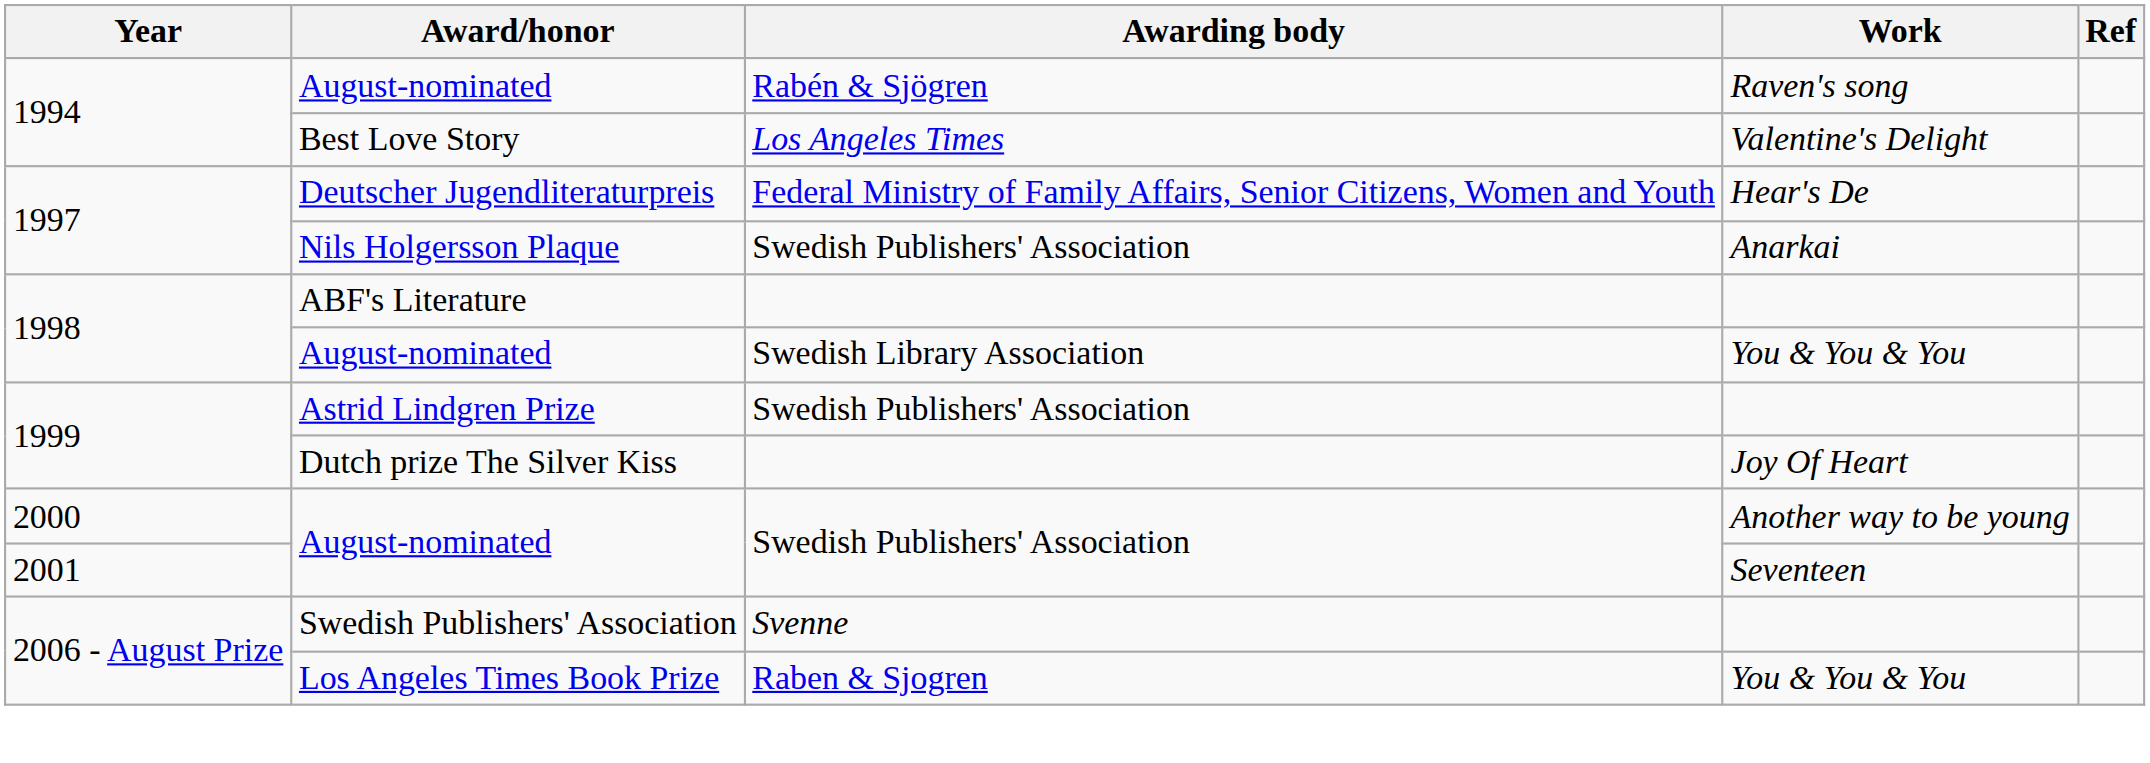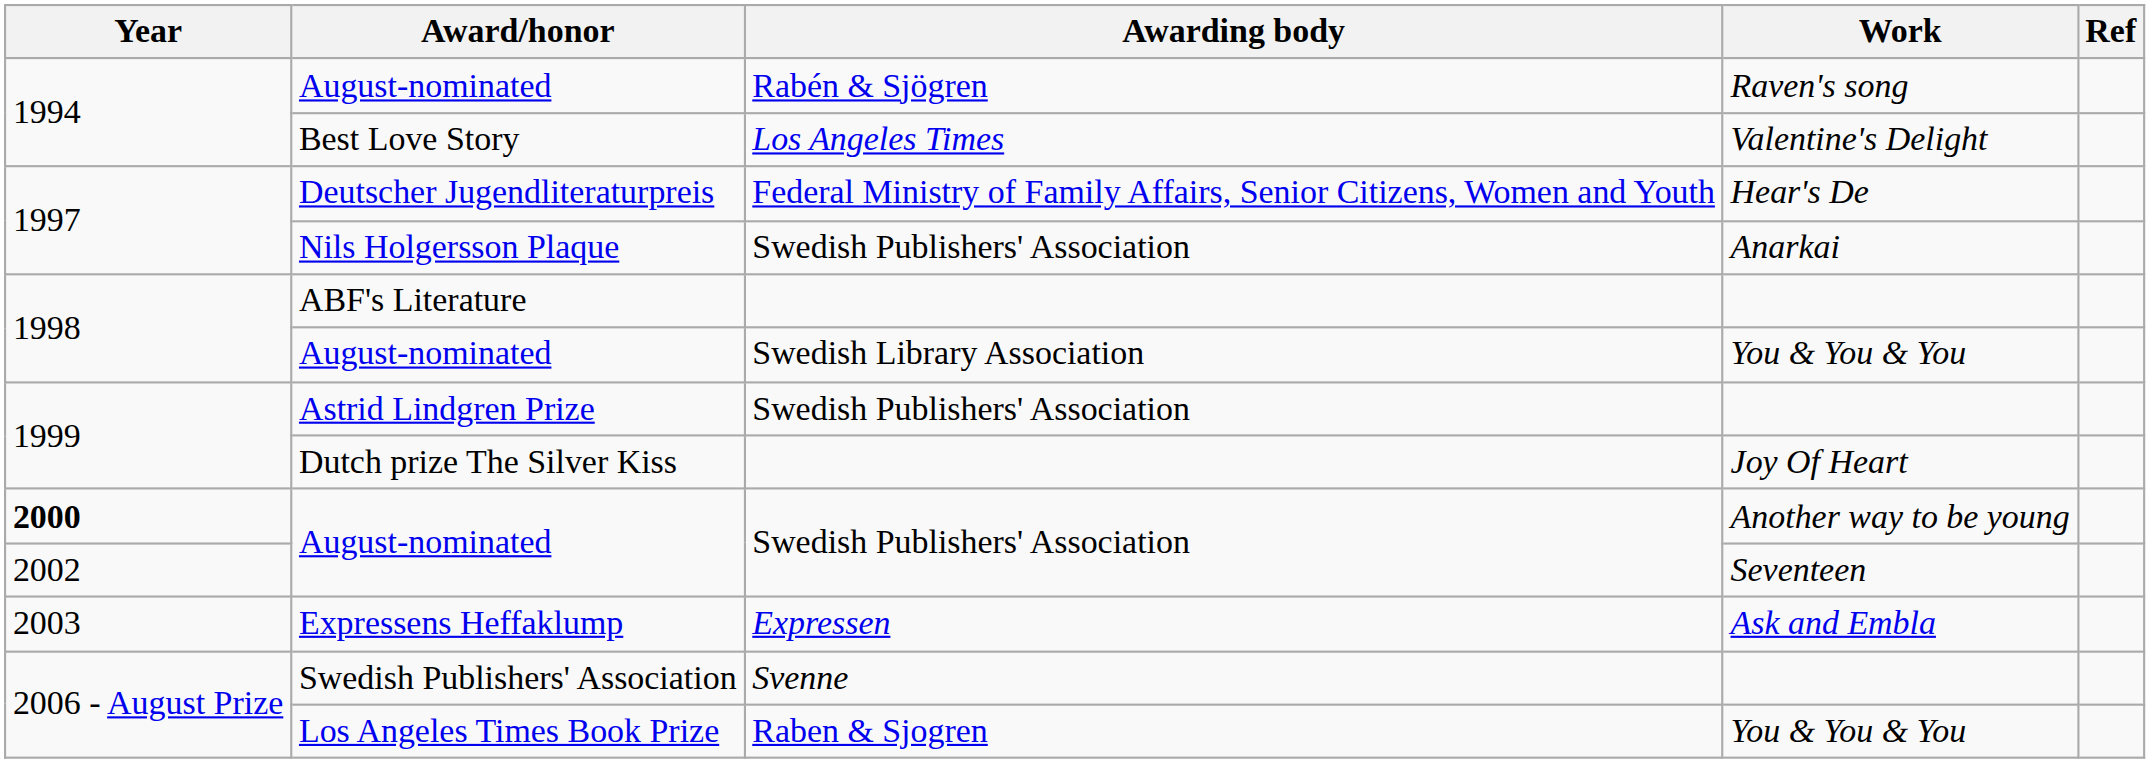(47, 515) normal -> (47, 515) bold
(47, 569) 2001 -> (47, 569) 2002
+ row: (461, 623)
